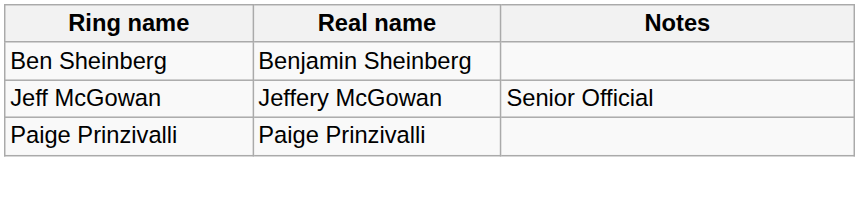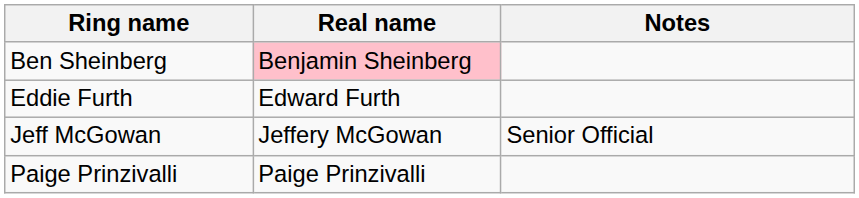(365, 60) no background -> (365, 60) pink background
+ row: (71, 98)
